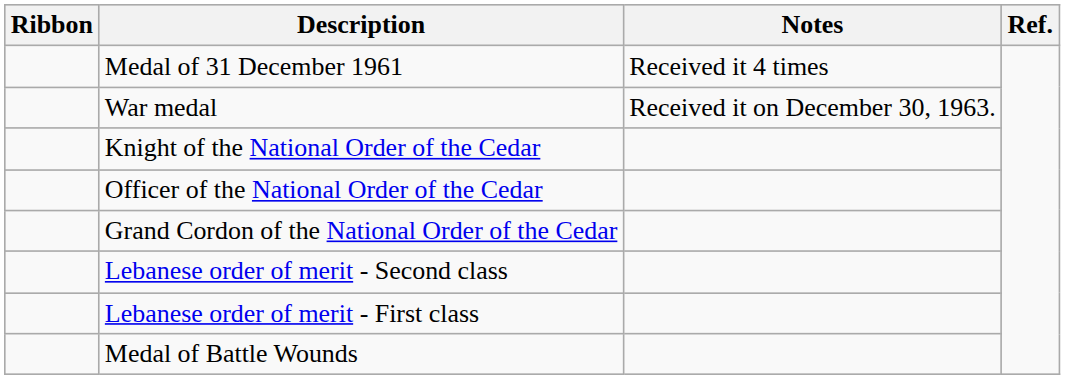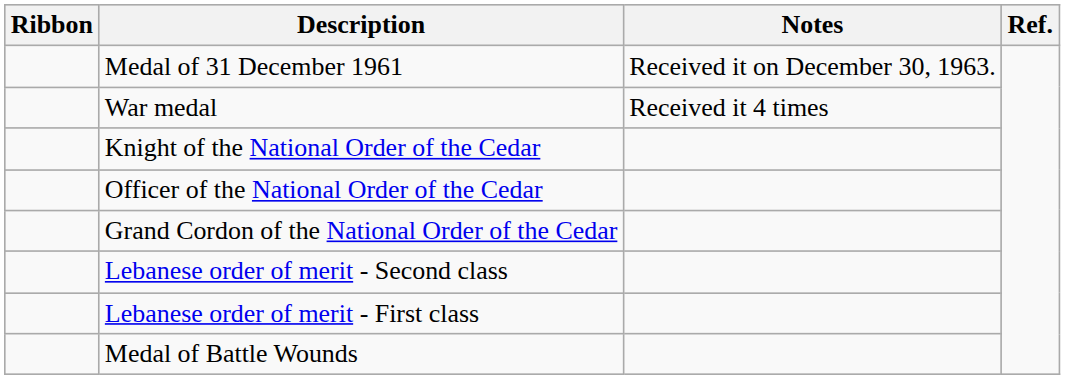(729, 66) Received it 4 times -> (812, 66) Received it on December 30, 1963.
(812, 107) Received it on December 30, 1963. -> (729, 107) Received it 4 times
